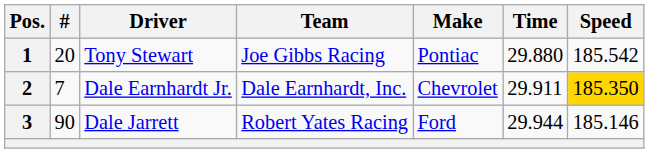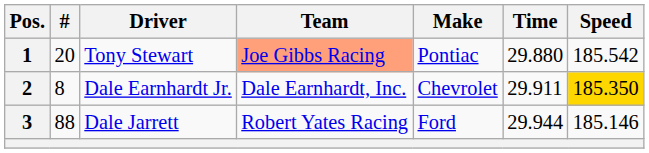(313, 55) no background -> (313, 55) lightsalmon background
(60, 88) 7 -> (60, 88) 8
(65, 122) 90 -> (65, 122) 88
